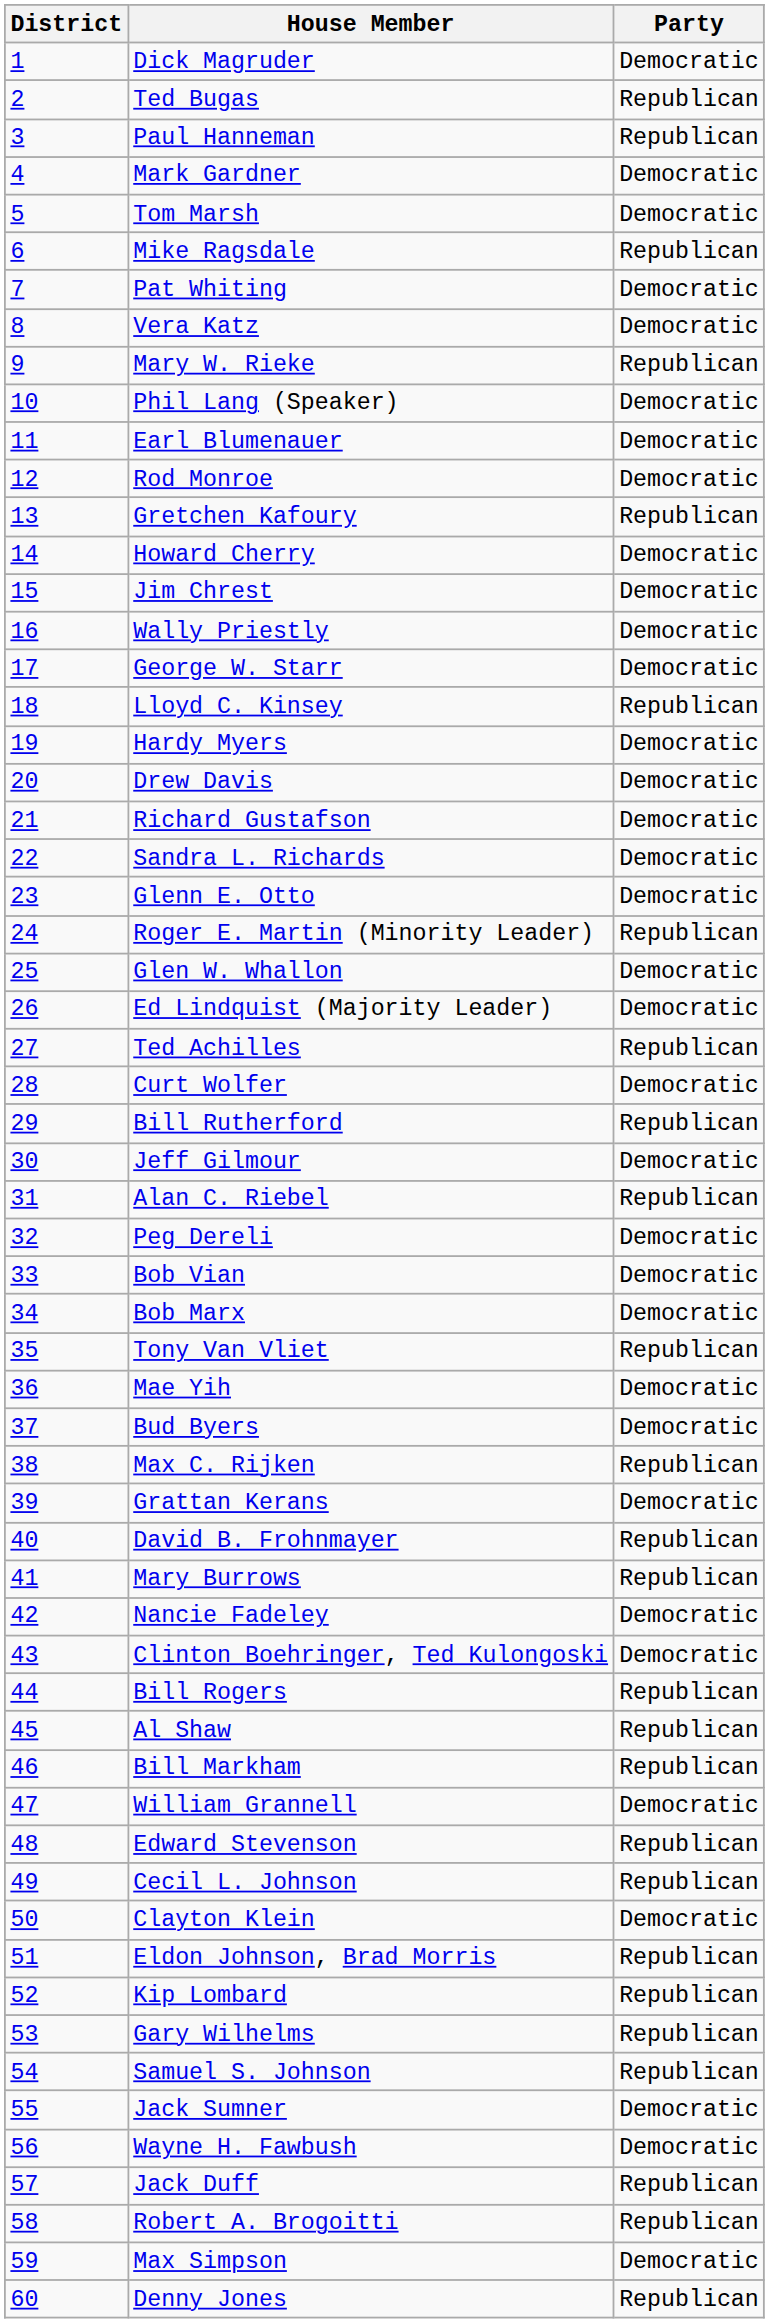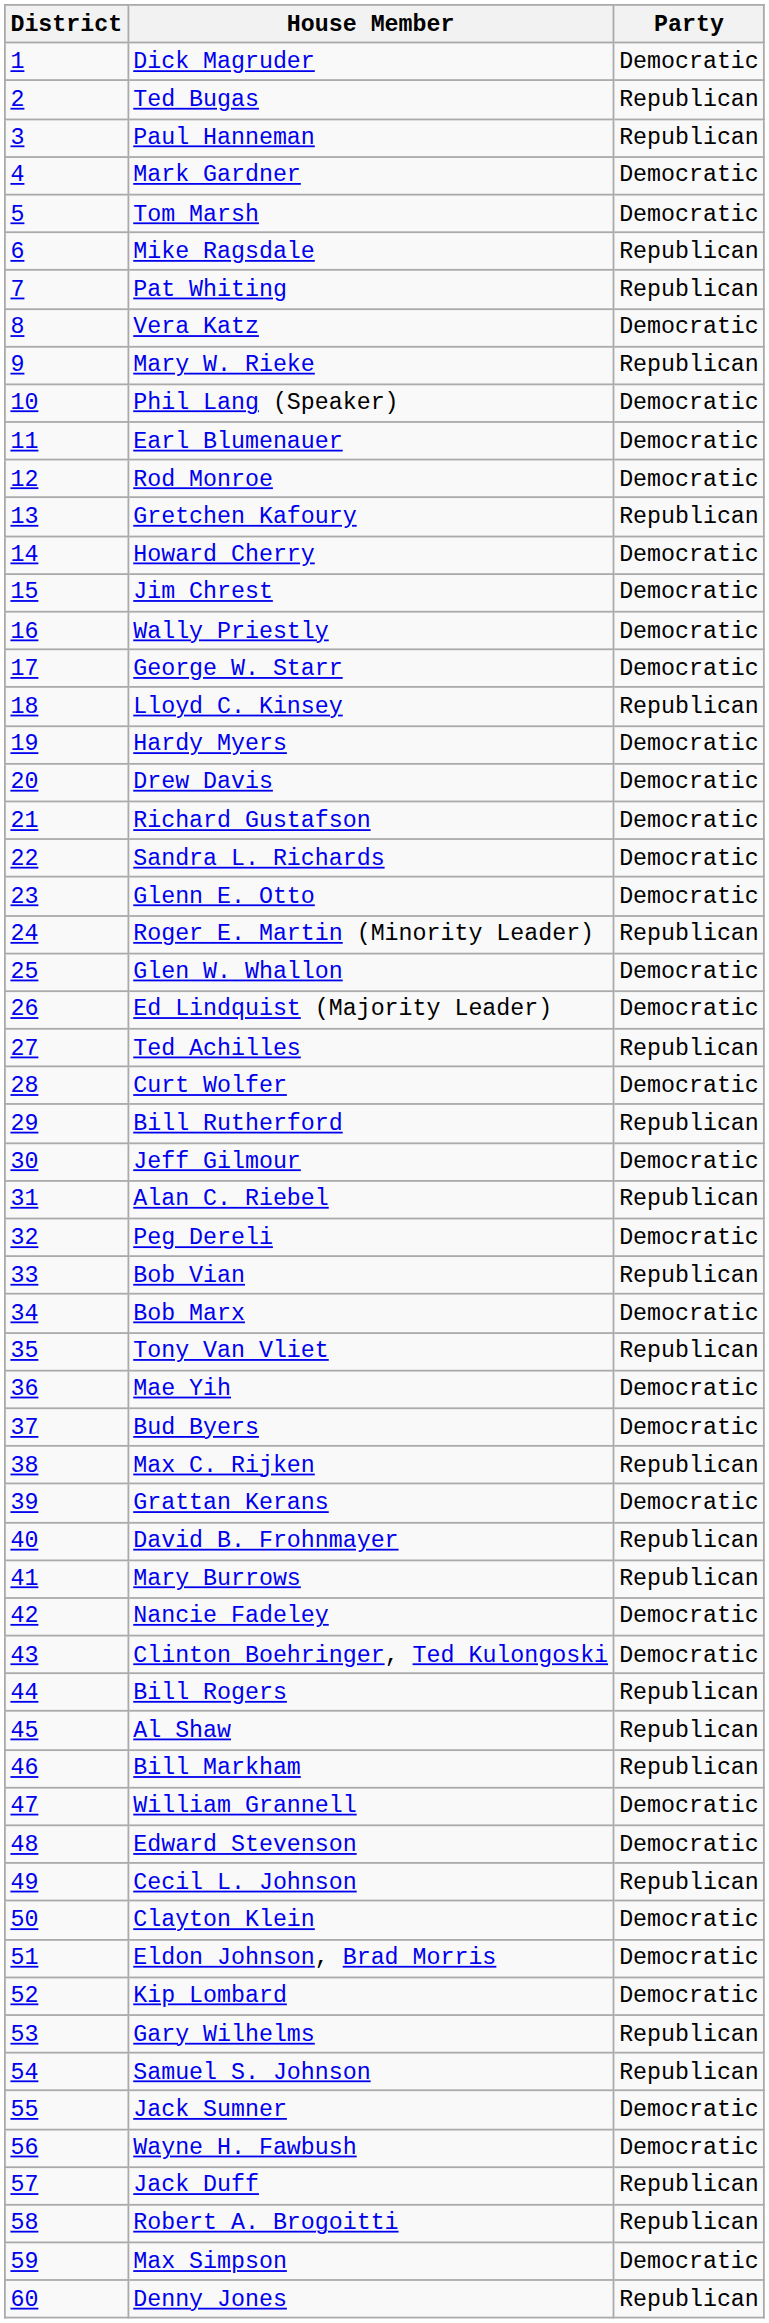(689, 289) Democratic -> (689, 289) Republican
(689, 1275) Democratic -> (689, 1275) Republican
(689, 1844) Republican -> (689, 1844) Democratic
(689, 1958) Republican -> (689, 1958) Democratic
(689, 1996) Republican -> (689, 1996) Democratic
